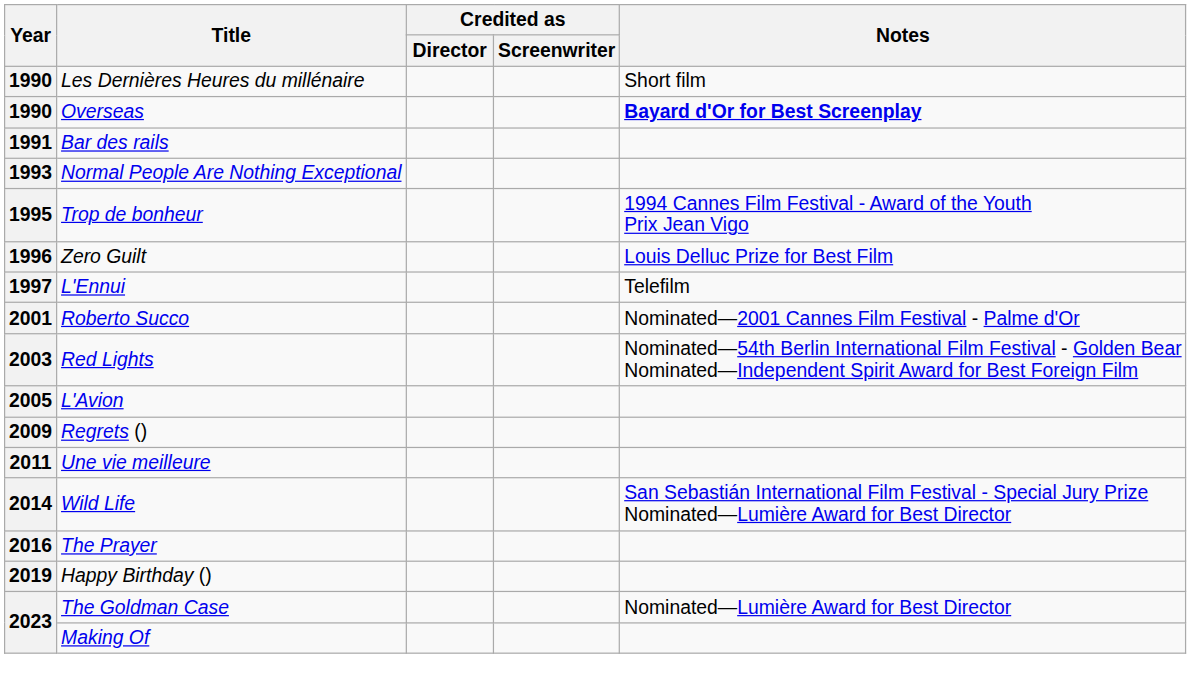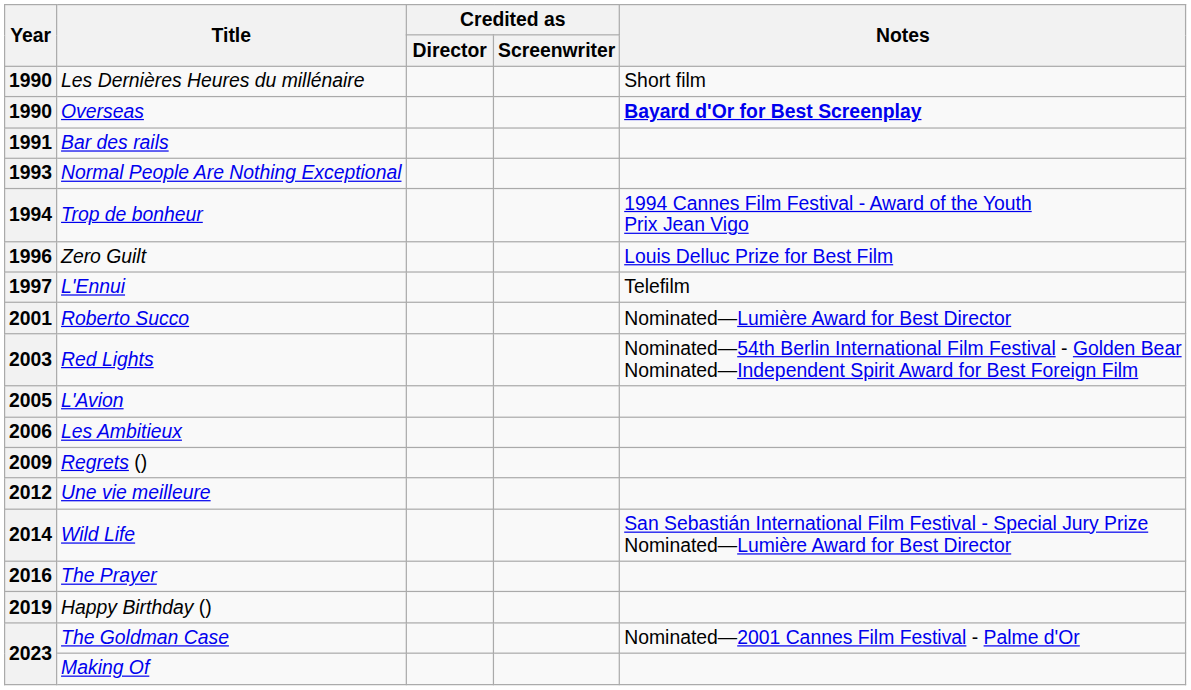(31, 214) 1995 -> (31, 214) 1994
(852, 317) Nominated—2001 Cannes Film Festival - Palme d'Or -> (818, 317) Nominated—Lumière Award for Best Director
+ row: (122, 431)
(31, 462) 2011 -> (31, 493) 2012
(818, 607) Nominated—Lumière Award for Best Director -> (852, 637) Nominated—2001 Cannes Film Festival - Palme d'Or
